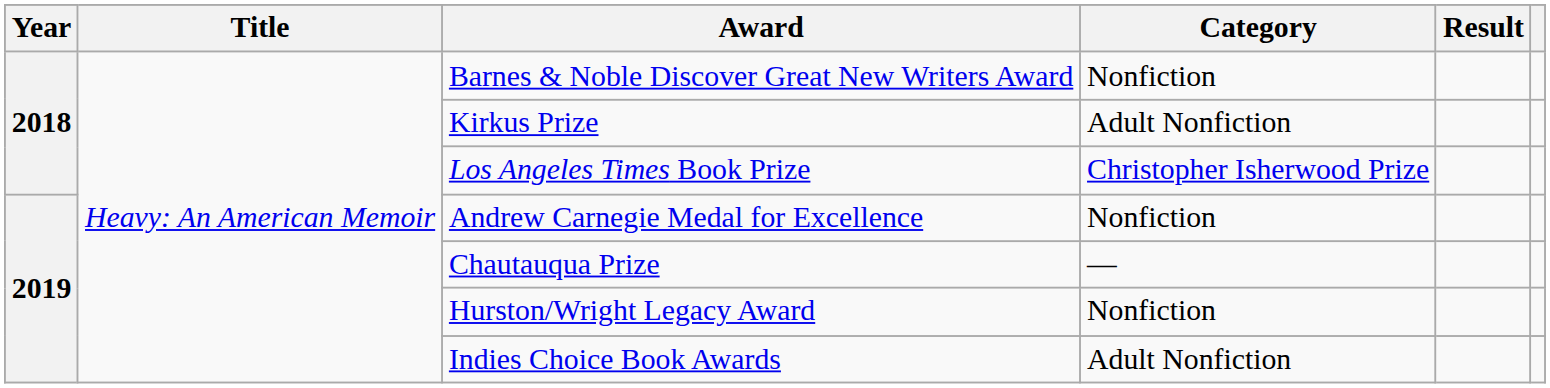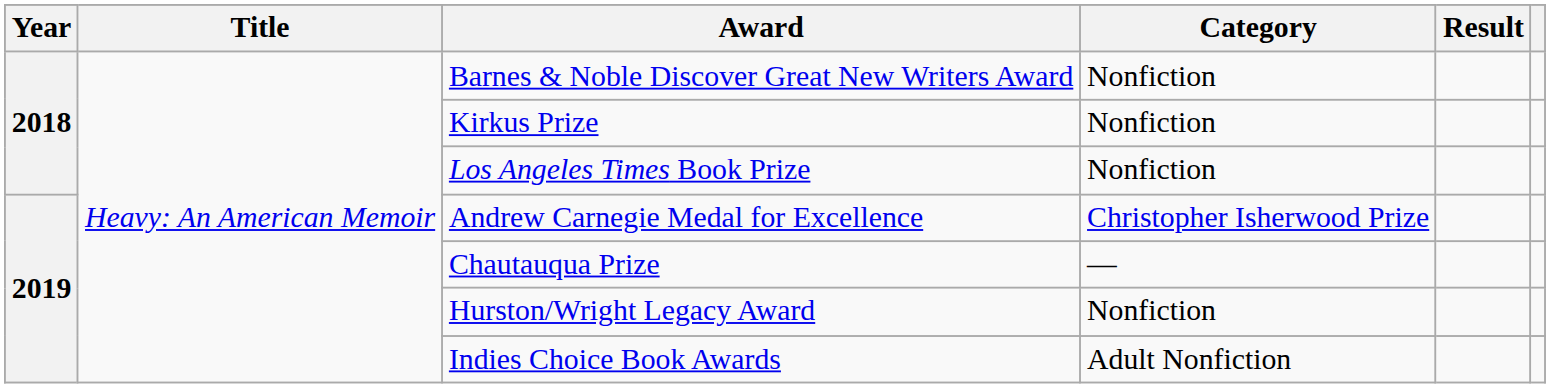(1189, 122) Adult Nonfiction -> (1152, 122) Nonfiction
(1258, 169) Christopher Isherwood Prize -> (1152, 169) Nonfiction
(1152, 216) Nonfiction -> (1258, 216) Christopher Isherwood Prize
